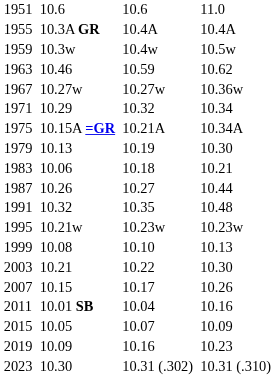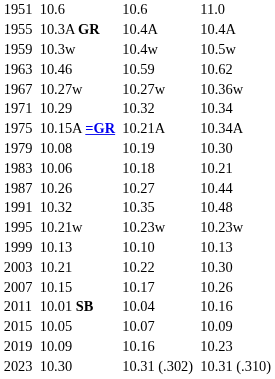(56, 148) 10.13 -> (56, 148) 10.08
(56, 247) 10.08 -> (56, 247) 10.13
